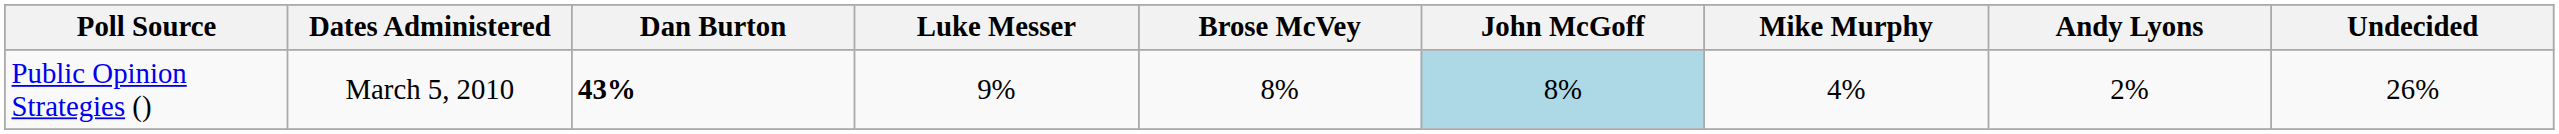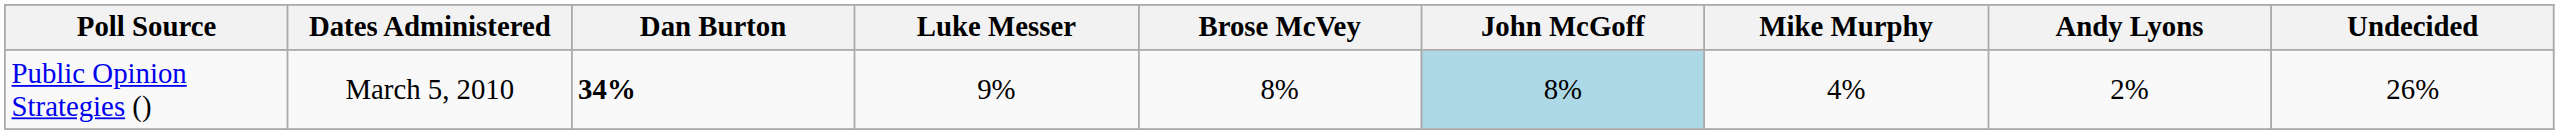(607, 89) 43% -> (607, 89) 34%
